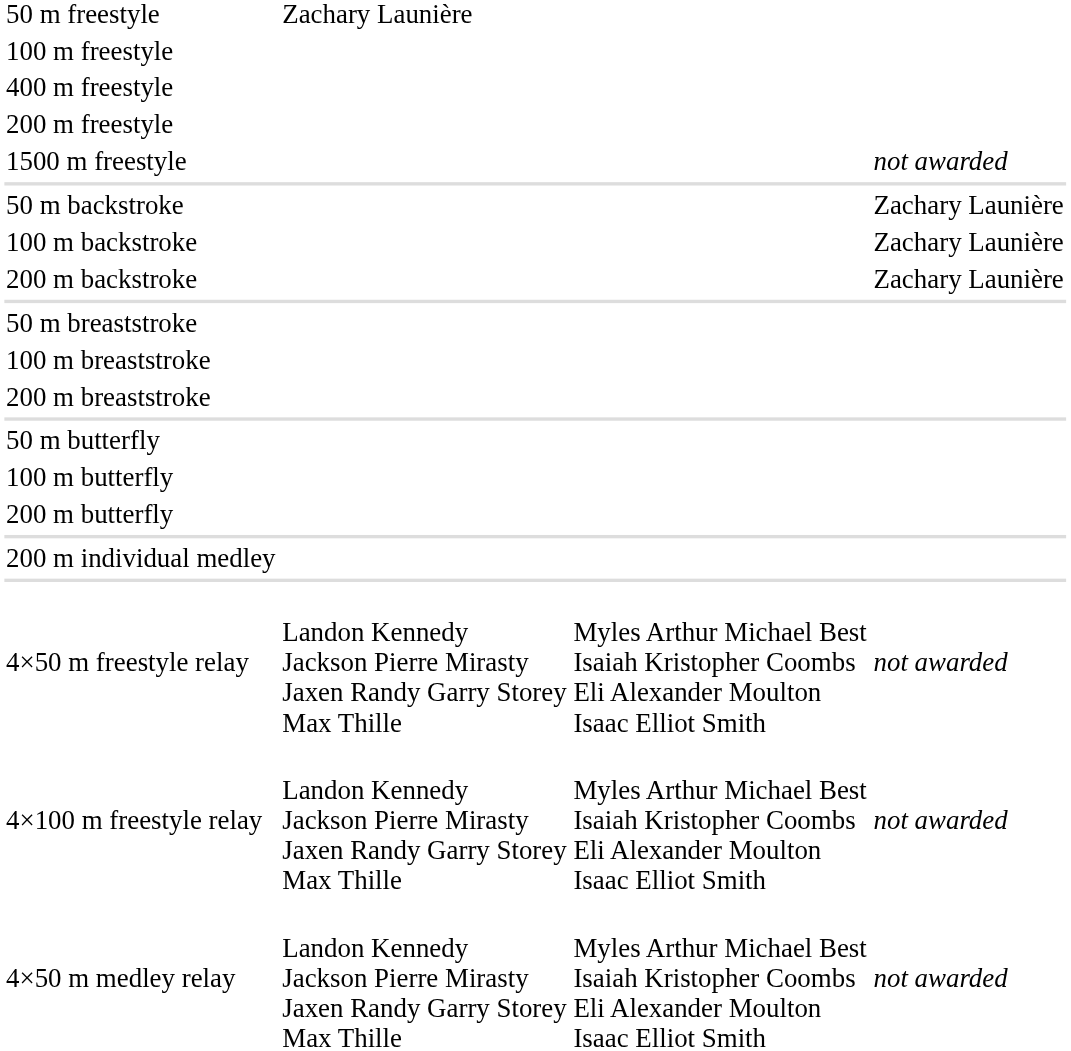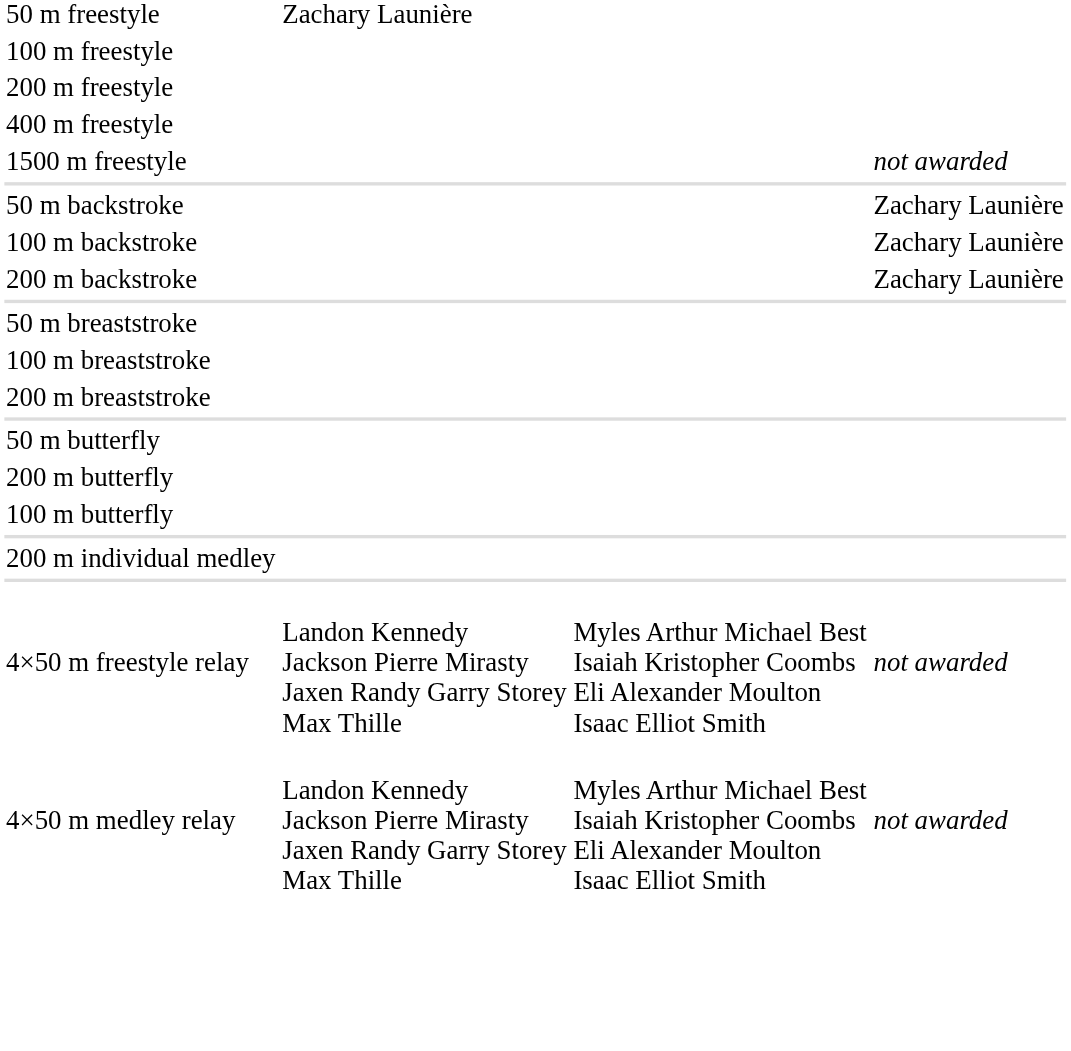rows swapped: (90, 124) <-> (90, 87)
rows swapped: (90, 477) <-> (90, 514)
- row: (134, 820)
